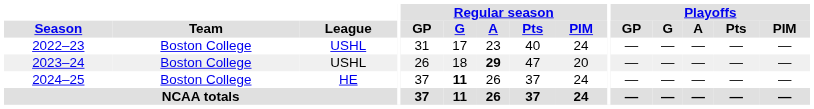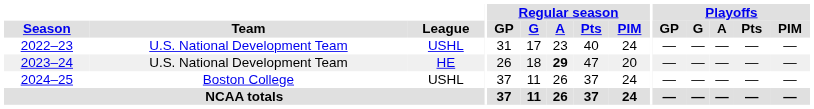(206, 46) Boston College -> (248, 46) U.S. National Development Team
(206, 62) Boston College -> (248, 62) U.S. National Development Team
(348, 62) USHL -> (446, 62) HE
(348, 79) HE -> (446, 79) USHL
(460, 79) bold -> (534, 79) normal
